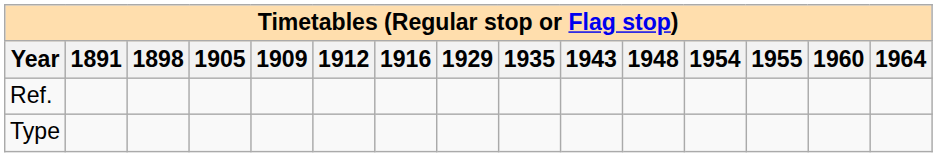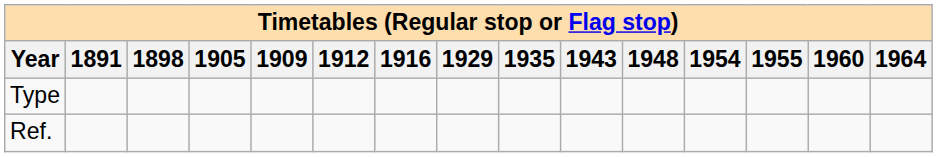rows swapped: (31, 95) <-> (35, 132)
